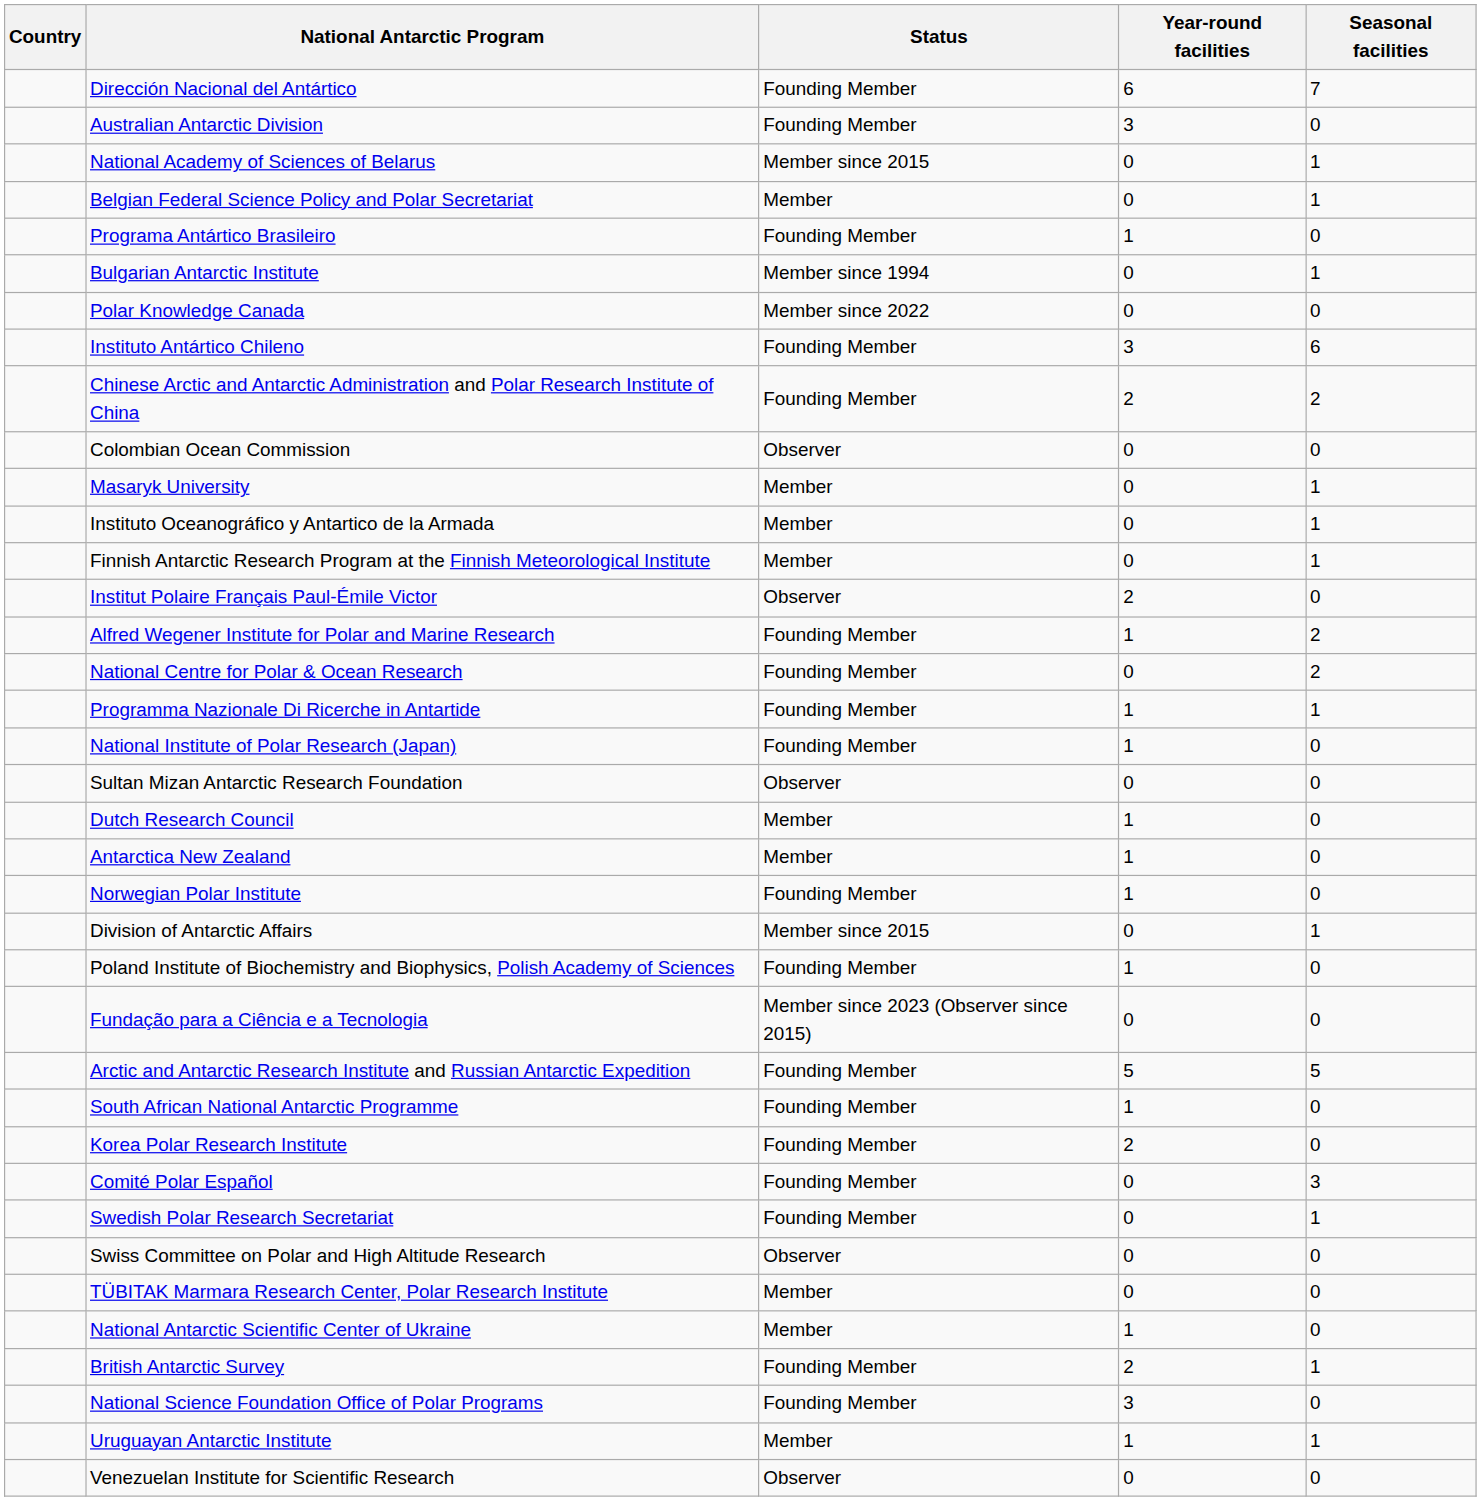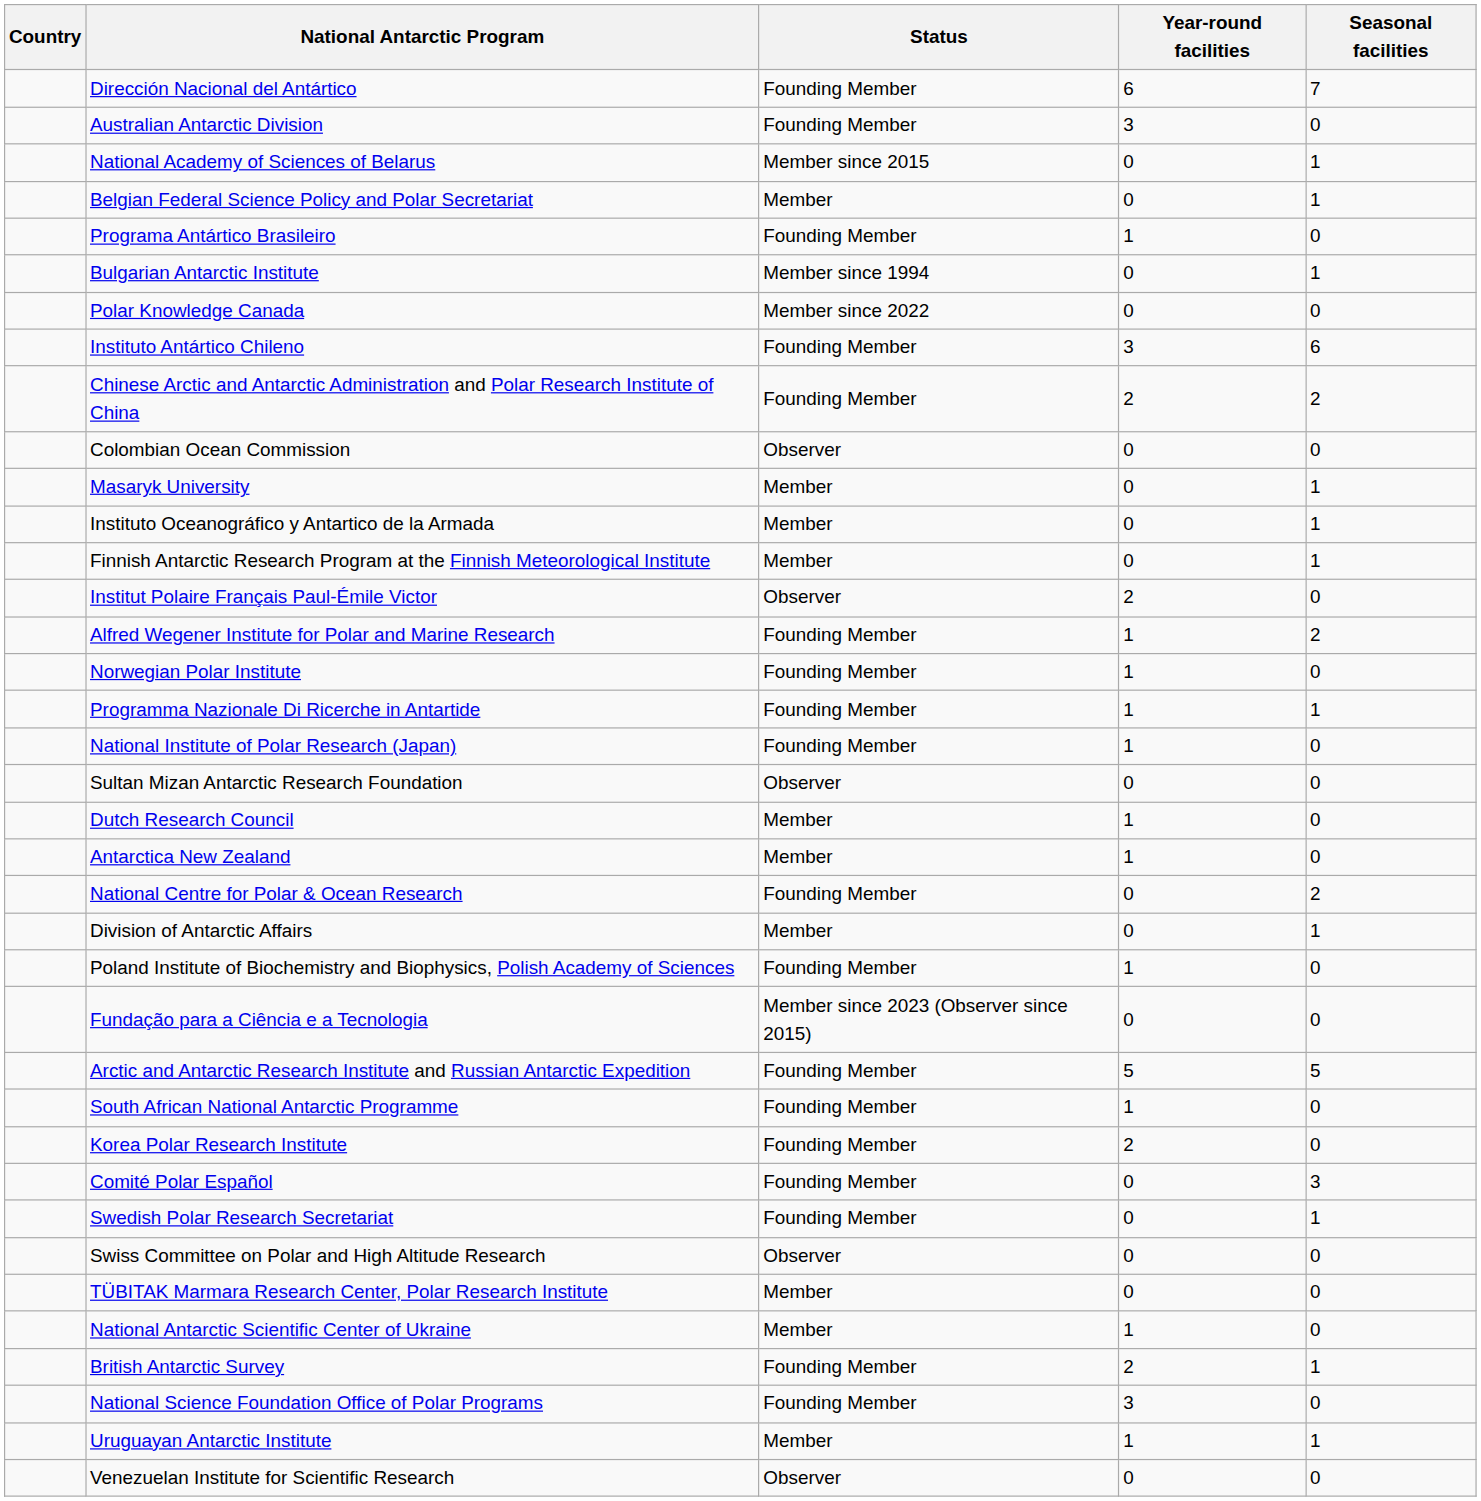rows swapped: (276, 672) <-> (195, 894)
(846, 931) Member since 2015 -> (798, 931) Member
